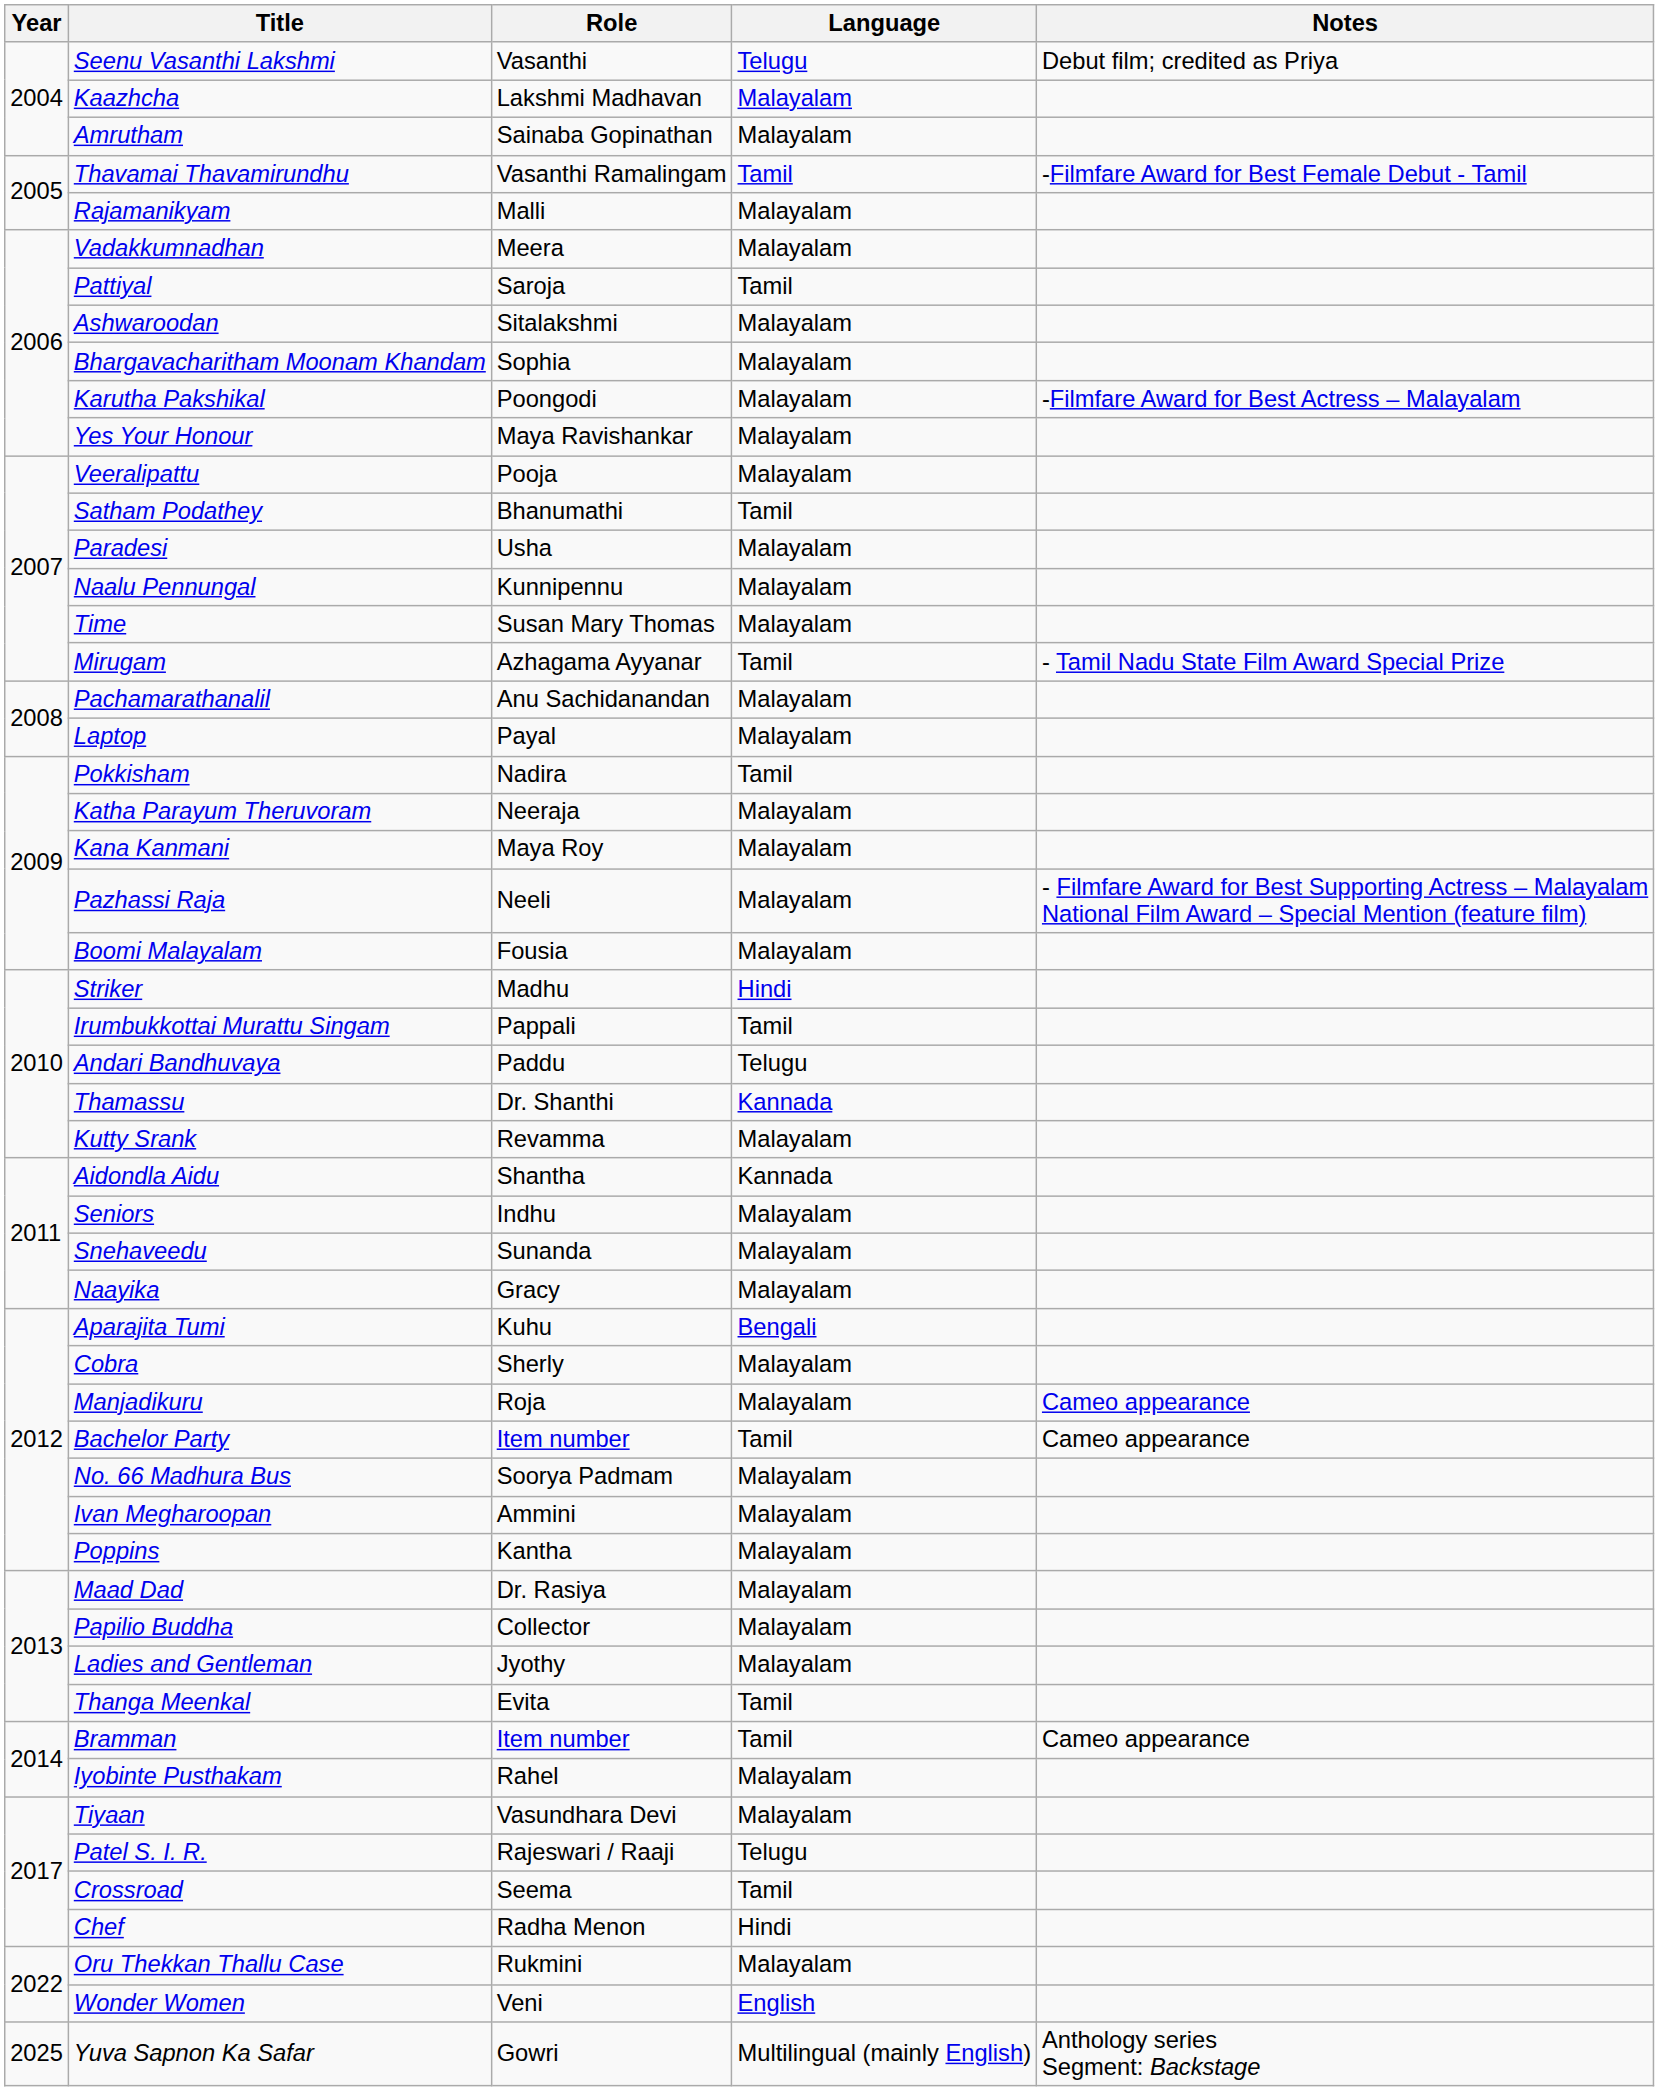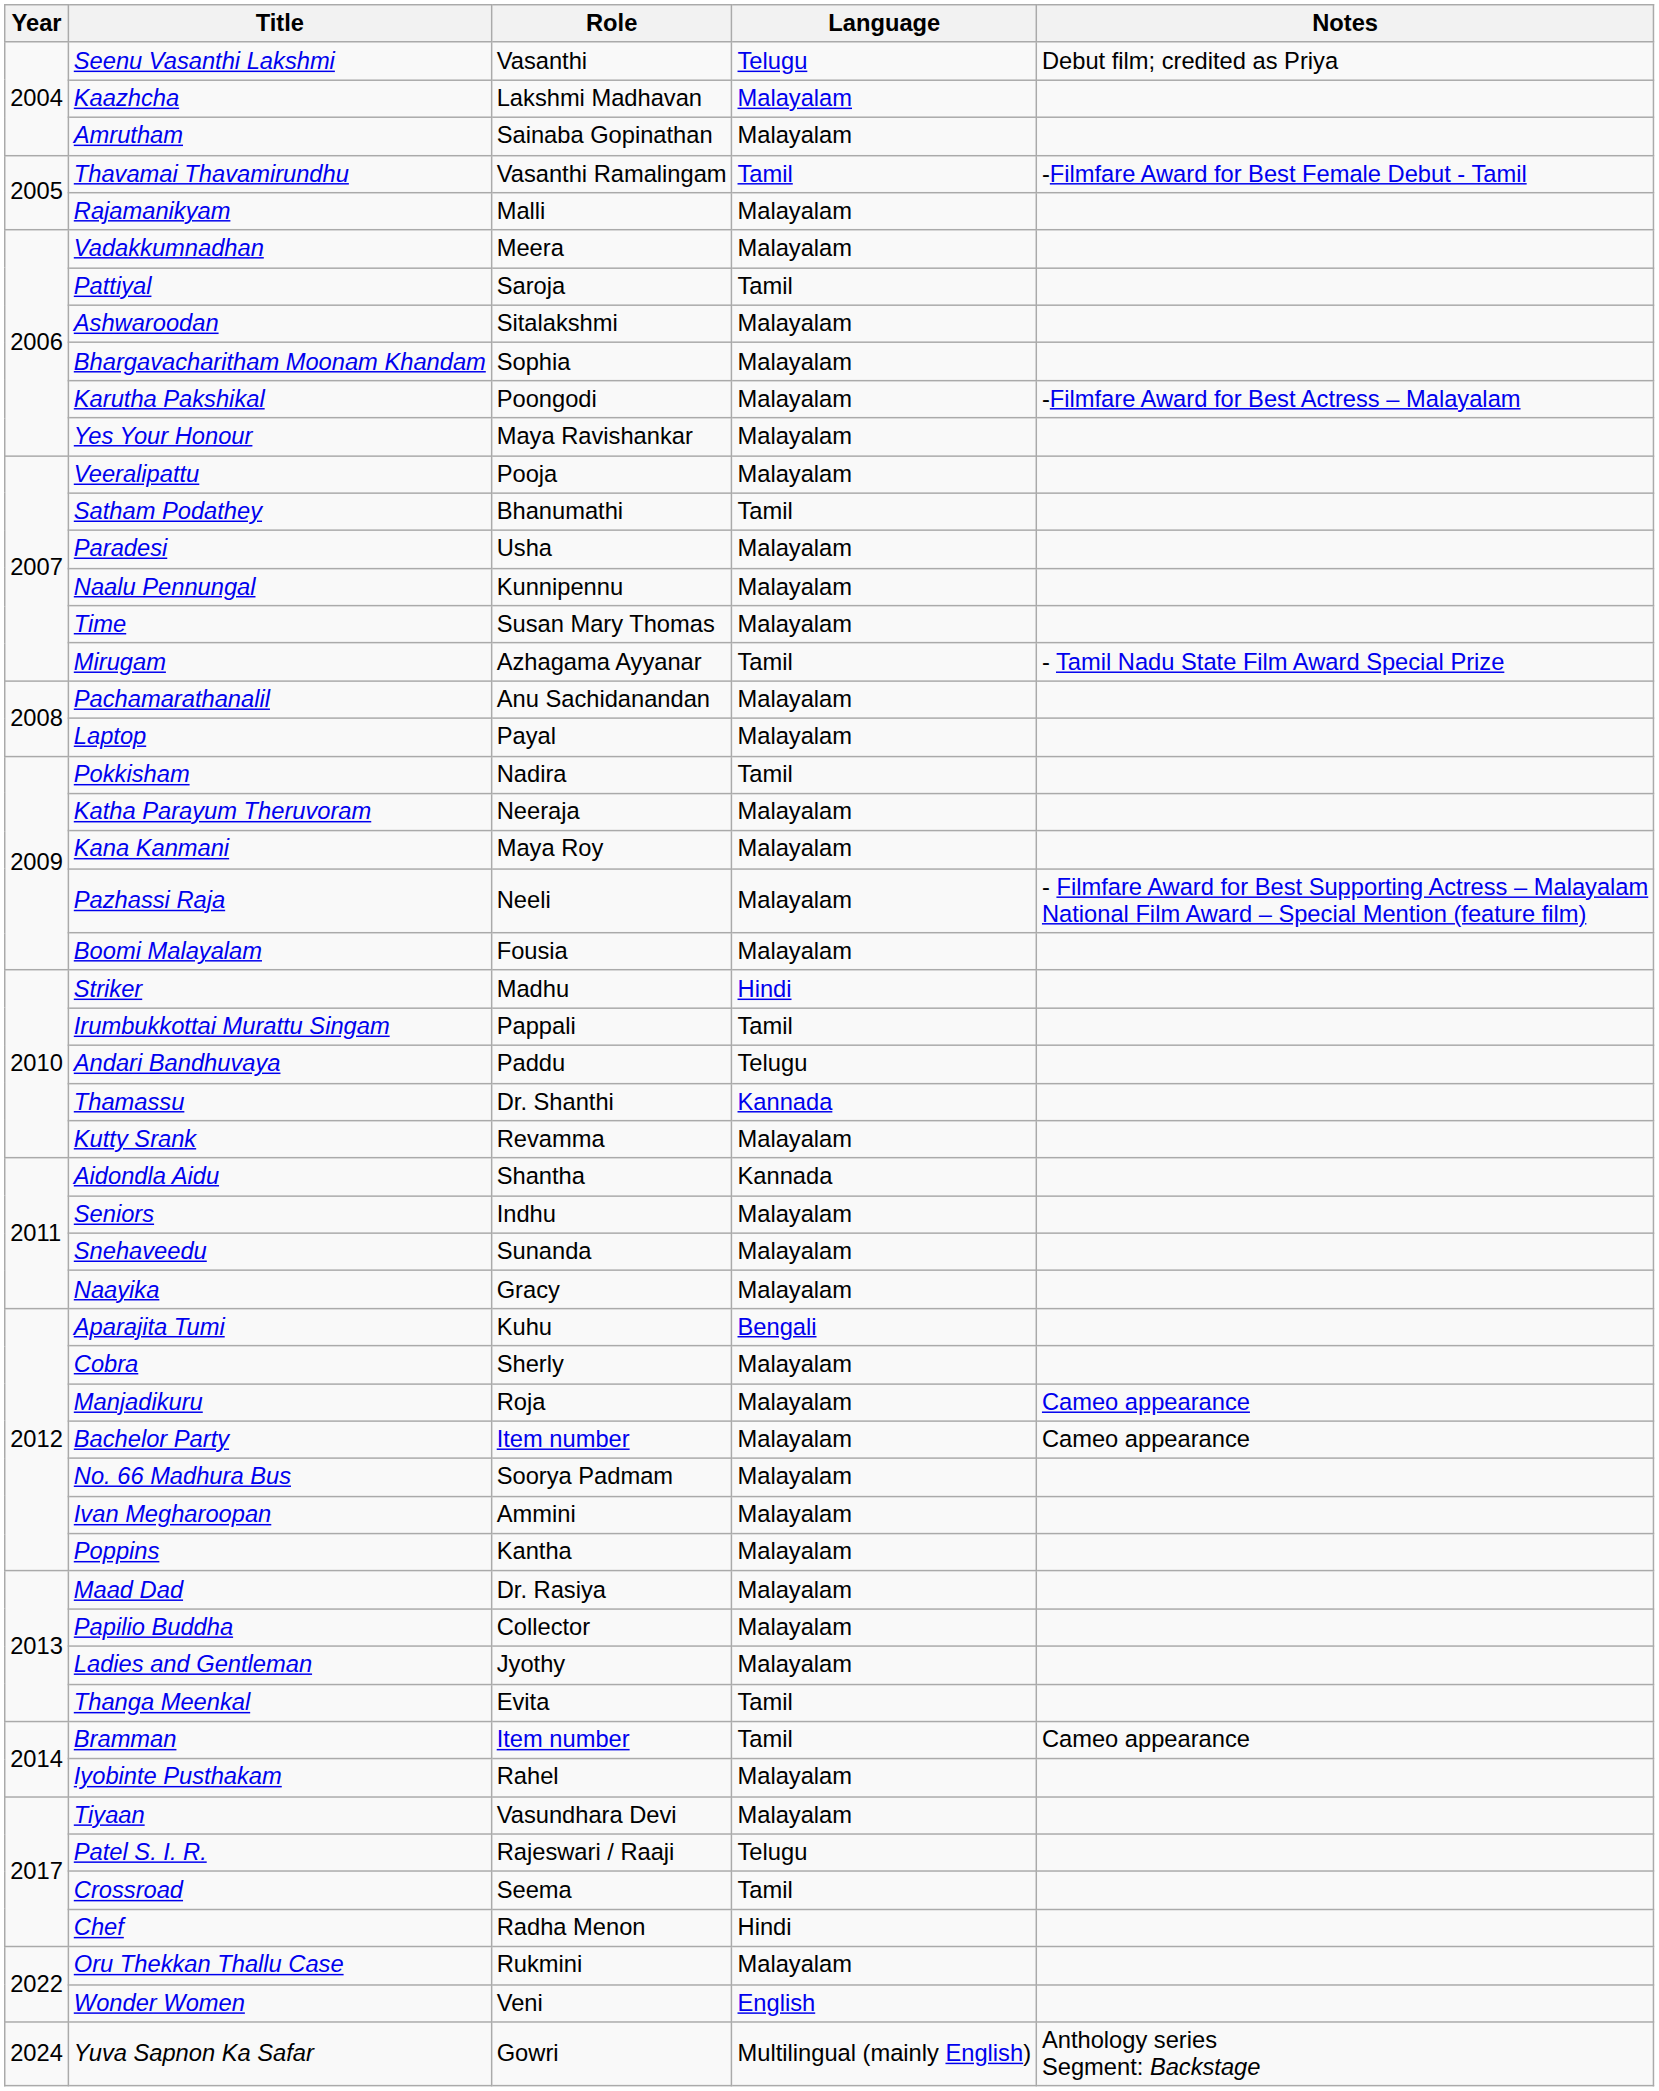(765, 1439) Tamil -> (795, 1439) Malayalam
(37, 2053) 2025 -> (37, 2053) 2024
